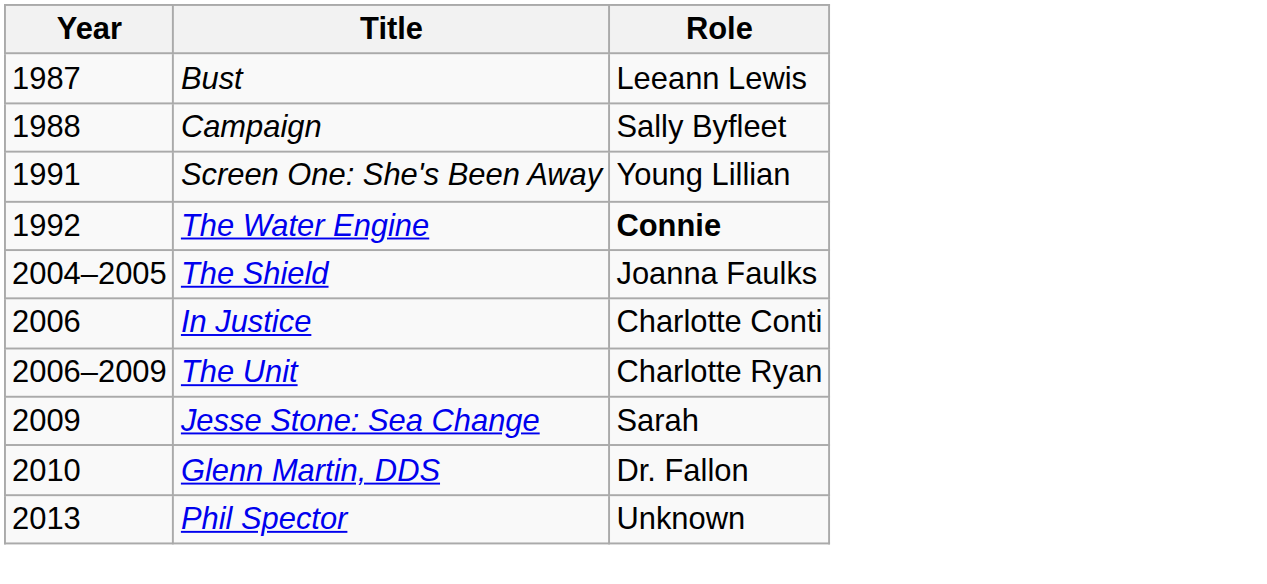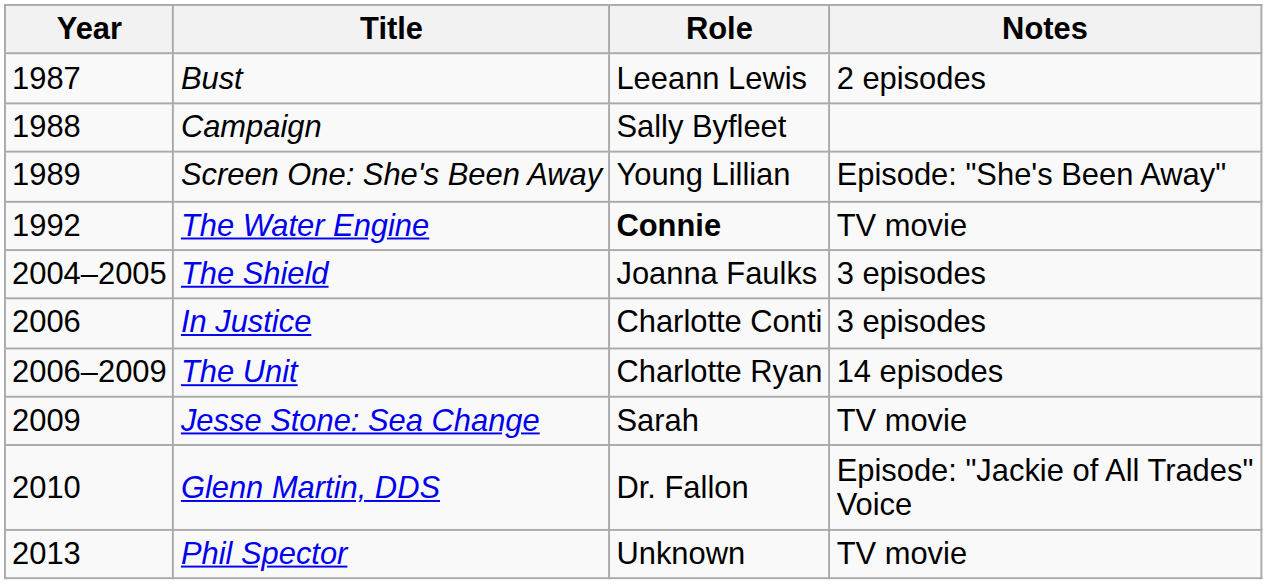+ column: (1045, 28)
(46, 175) 1991 -> (46, 175) 1989
